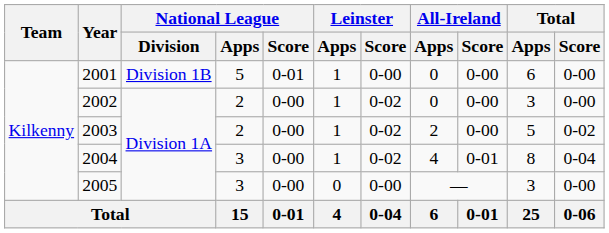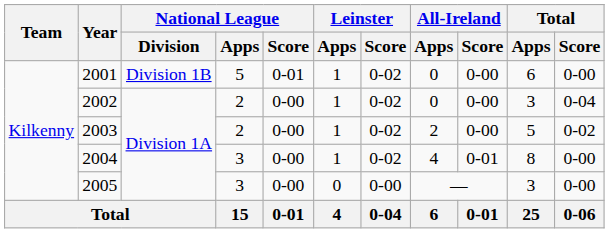(385, 74) 0-00 -> (385, 74) 0-02
(580, 102) 0-00 -> (580, 102) 0-04
(580, 158) 0-04 -> (580, 158) 0-00
